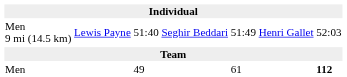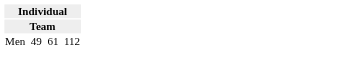- row: (38, 32)
(324, 69) bold -> (72, 41) normal
